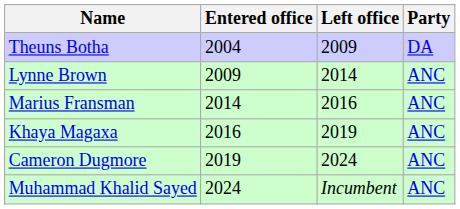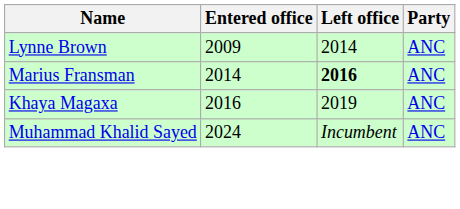- row: (59, 47)
(339, 103) normal -> (339, 75) bold
- row: (78, 160)
